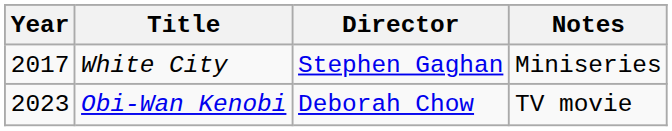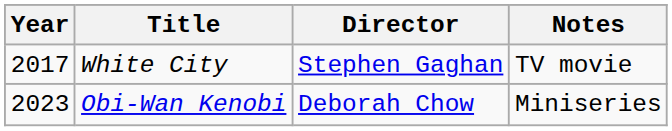(588, 65) Miniseries -> (574, 65) TV movie
(574, 105) TV movie -> (588, 105) Miniseries
